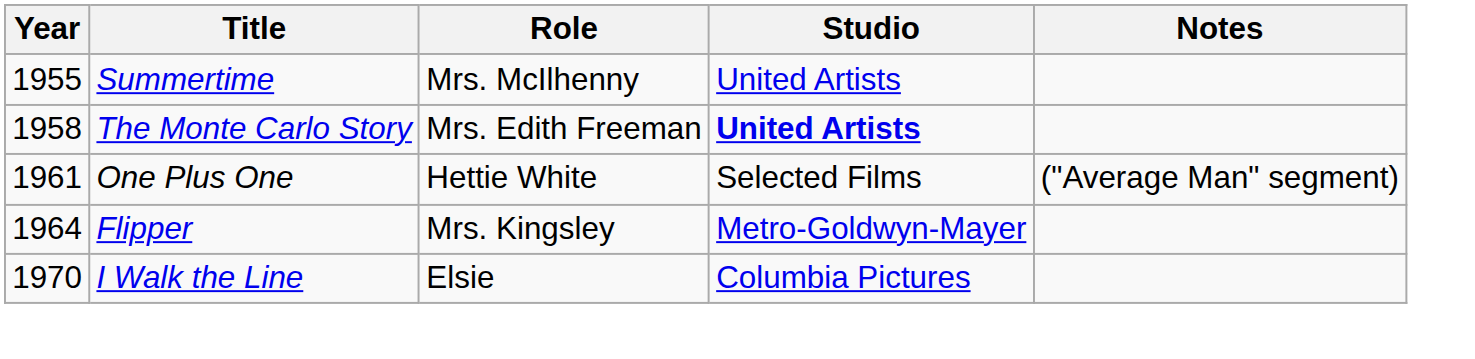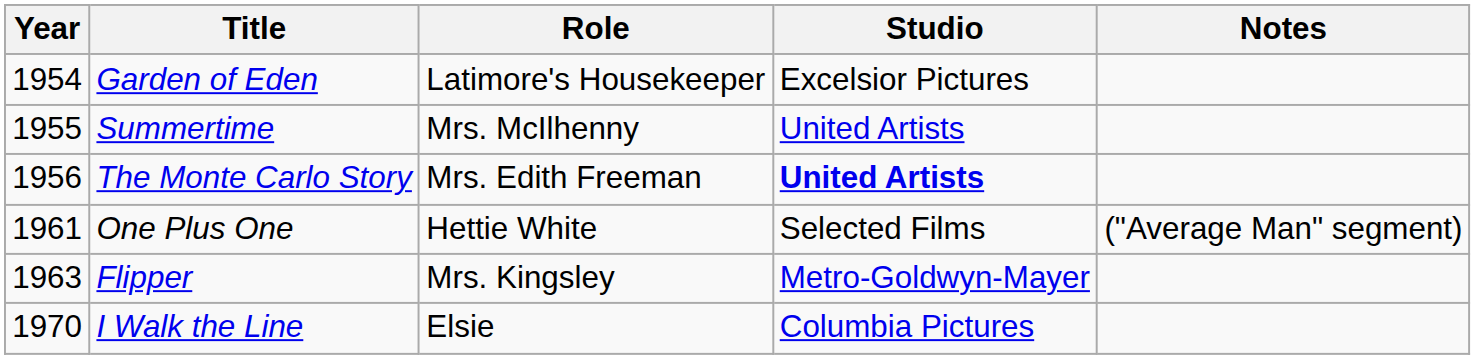+ row: (207, 79)
(47, 128) 1958 -> (47, 178) 1956
(47, 228) 1964 -> (47, 278) 1963
